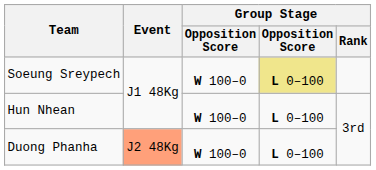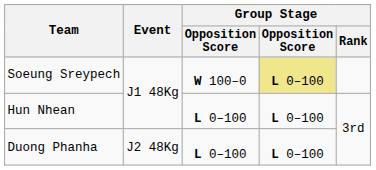(220, 118) W 100–0 -> (220, 118) L 0–100
(152, 147) lightsalmon background -> (152, 147) no background
(220, 154) W 100–0 -> (220, 154) L 0–100
